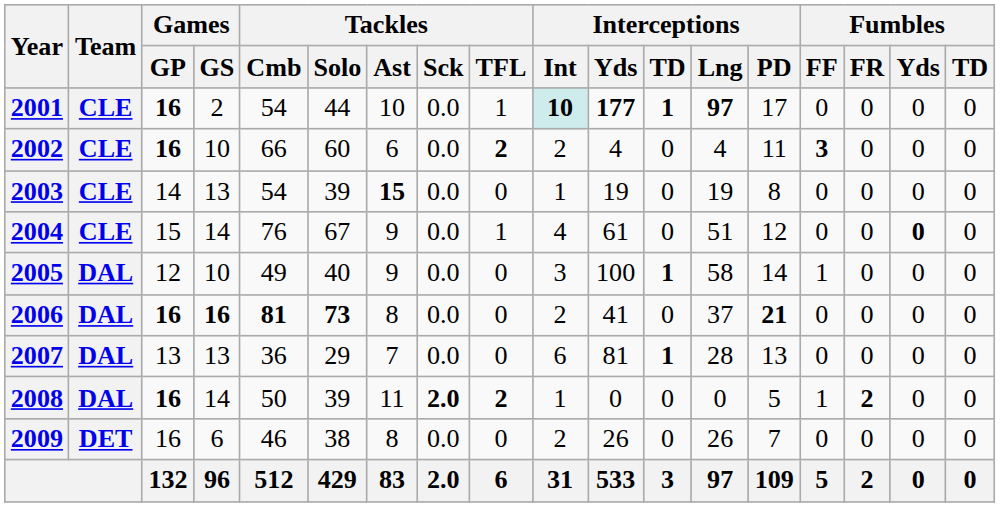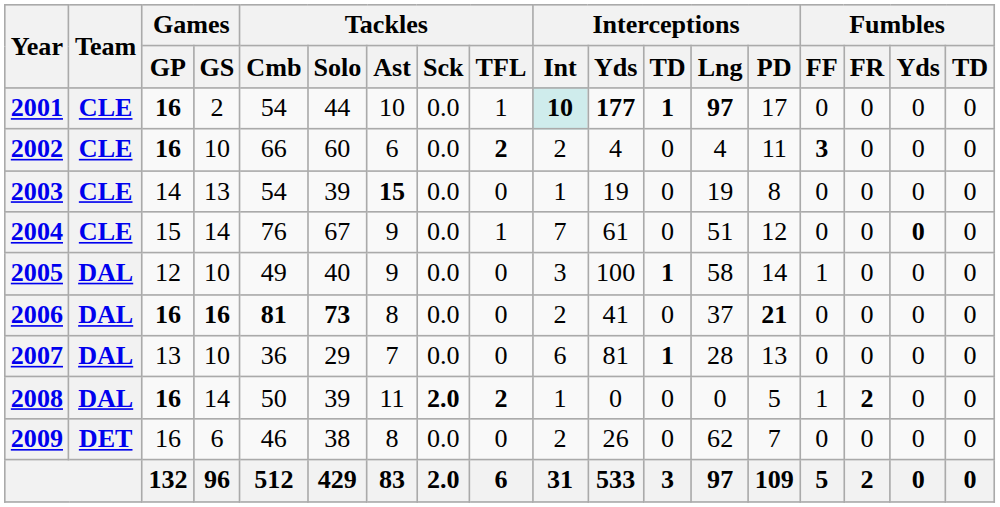(560, 231) 4 -> (560, 231) 7
(217, 356) 13 -> (217, 356) 10
(720, 438) 26 -> (720, 438) 62
